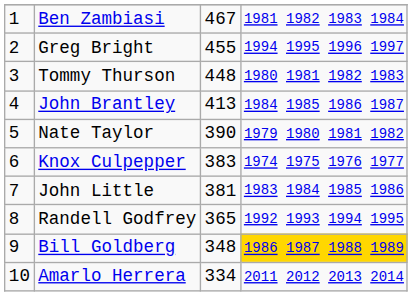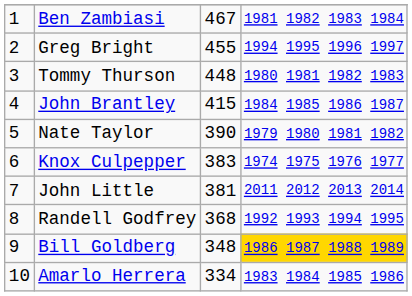(220, 105) 413 -> (220, 105) 415
(324, 191) 1983 1984 1985 1986 -> (324, 191) 2011 2012 2013 2014
(220, 219) 365 -> (220, 219) 368
(324, 276) 2011 2012 2013 2014 -> (324, 276) 1983 1984 1985 1986
